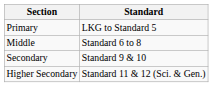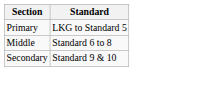- row: (42, 74)
